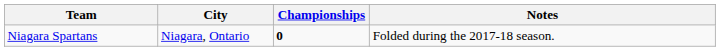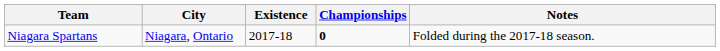+ column: (281, 14)
